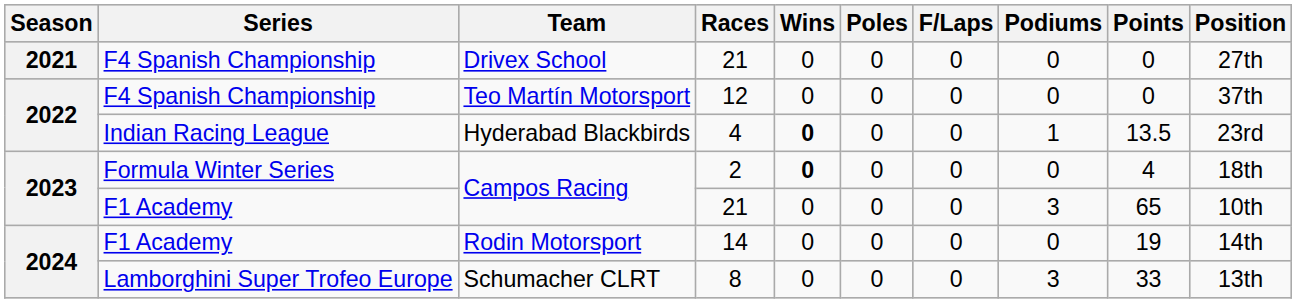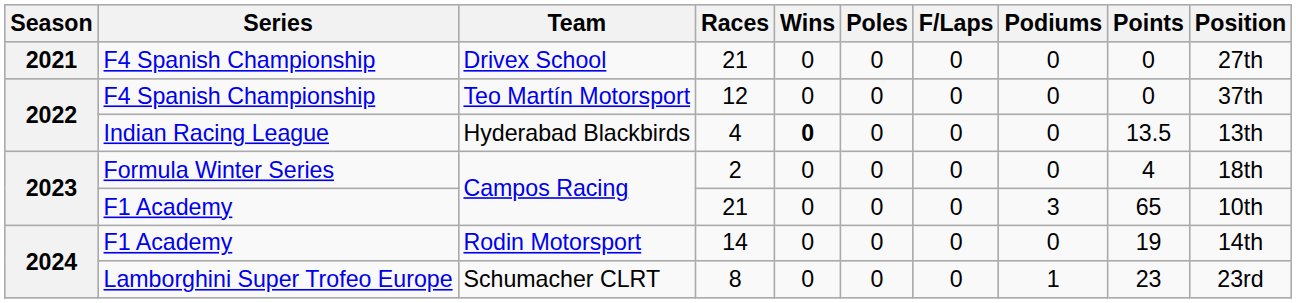(1053, 133) 1 -> (1053, 133) 0
(1240, 133) 23rd -> (1240, 133) 13th
(808, 170) bold -> (808, 170) normal
(1053, 280) 3 -> (1053, 280) 1
(1149, 280) 33 -> (1149, 280) 23
(1240, 280) 13th -> (1240, 280) 23rd
